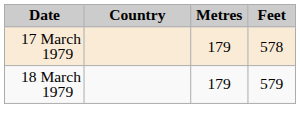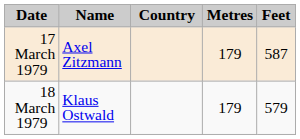+ column: (95, 15)
(272, 46) 578 -> (276, 54) 587
